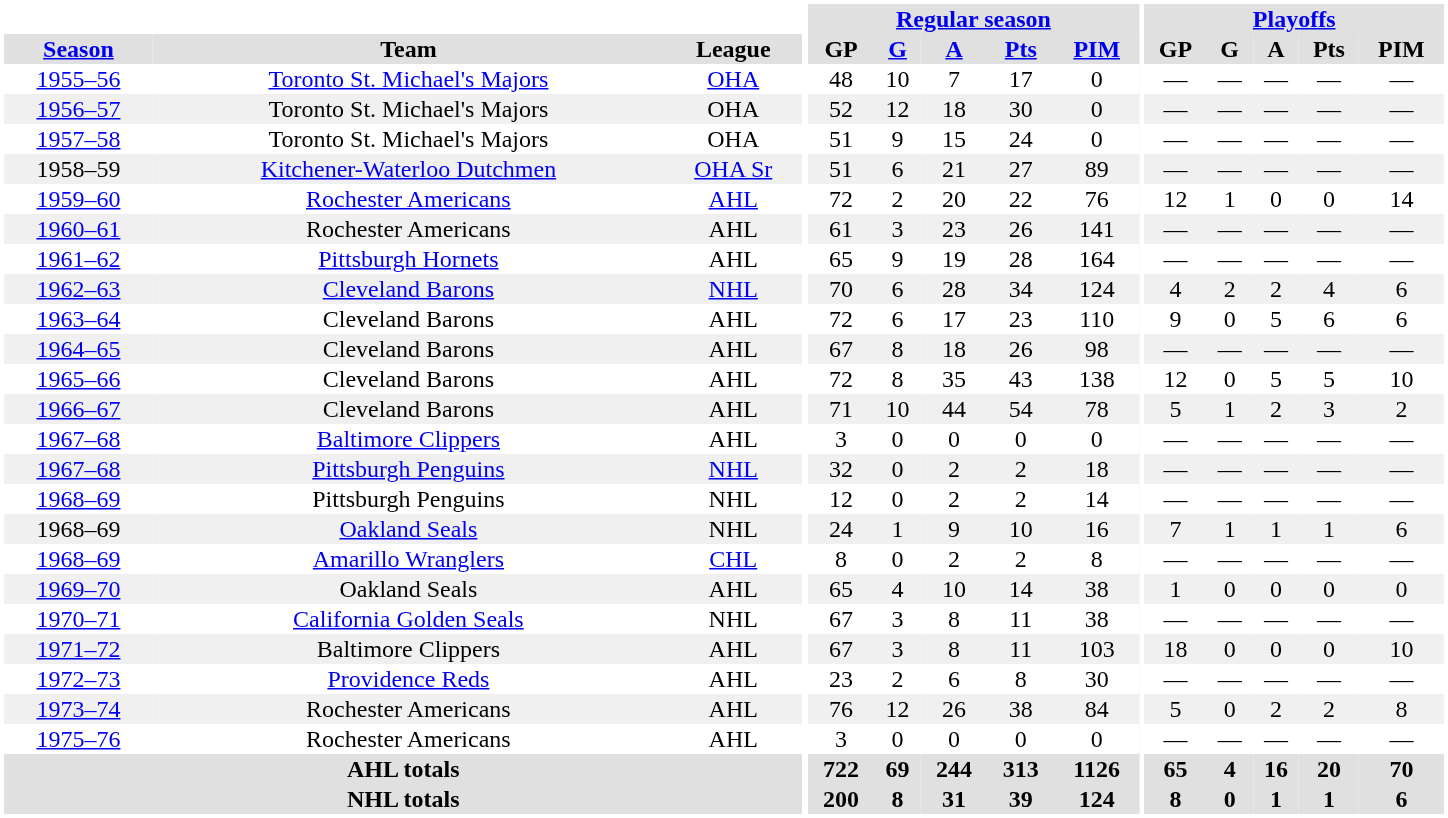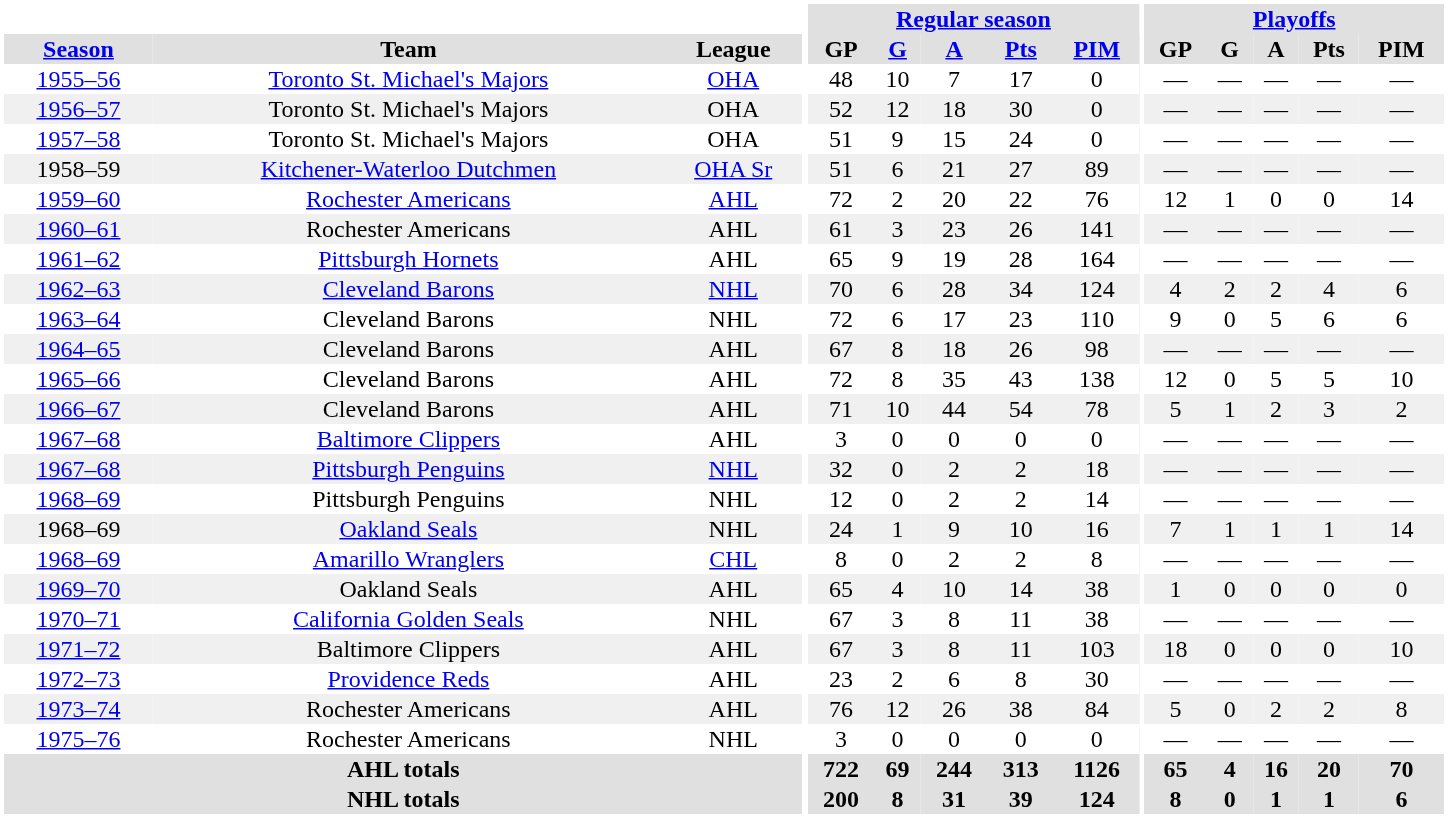(733, 318) AHL -> (733, 318) NHL
(1401, 528) 6 -> (1401, 528) 14
(733, 738) AHL -> (733, 738) NHL
